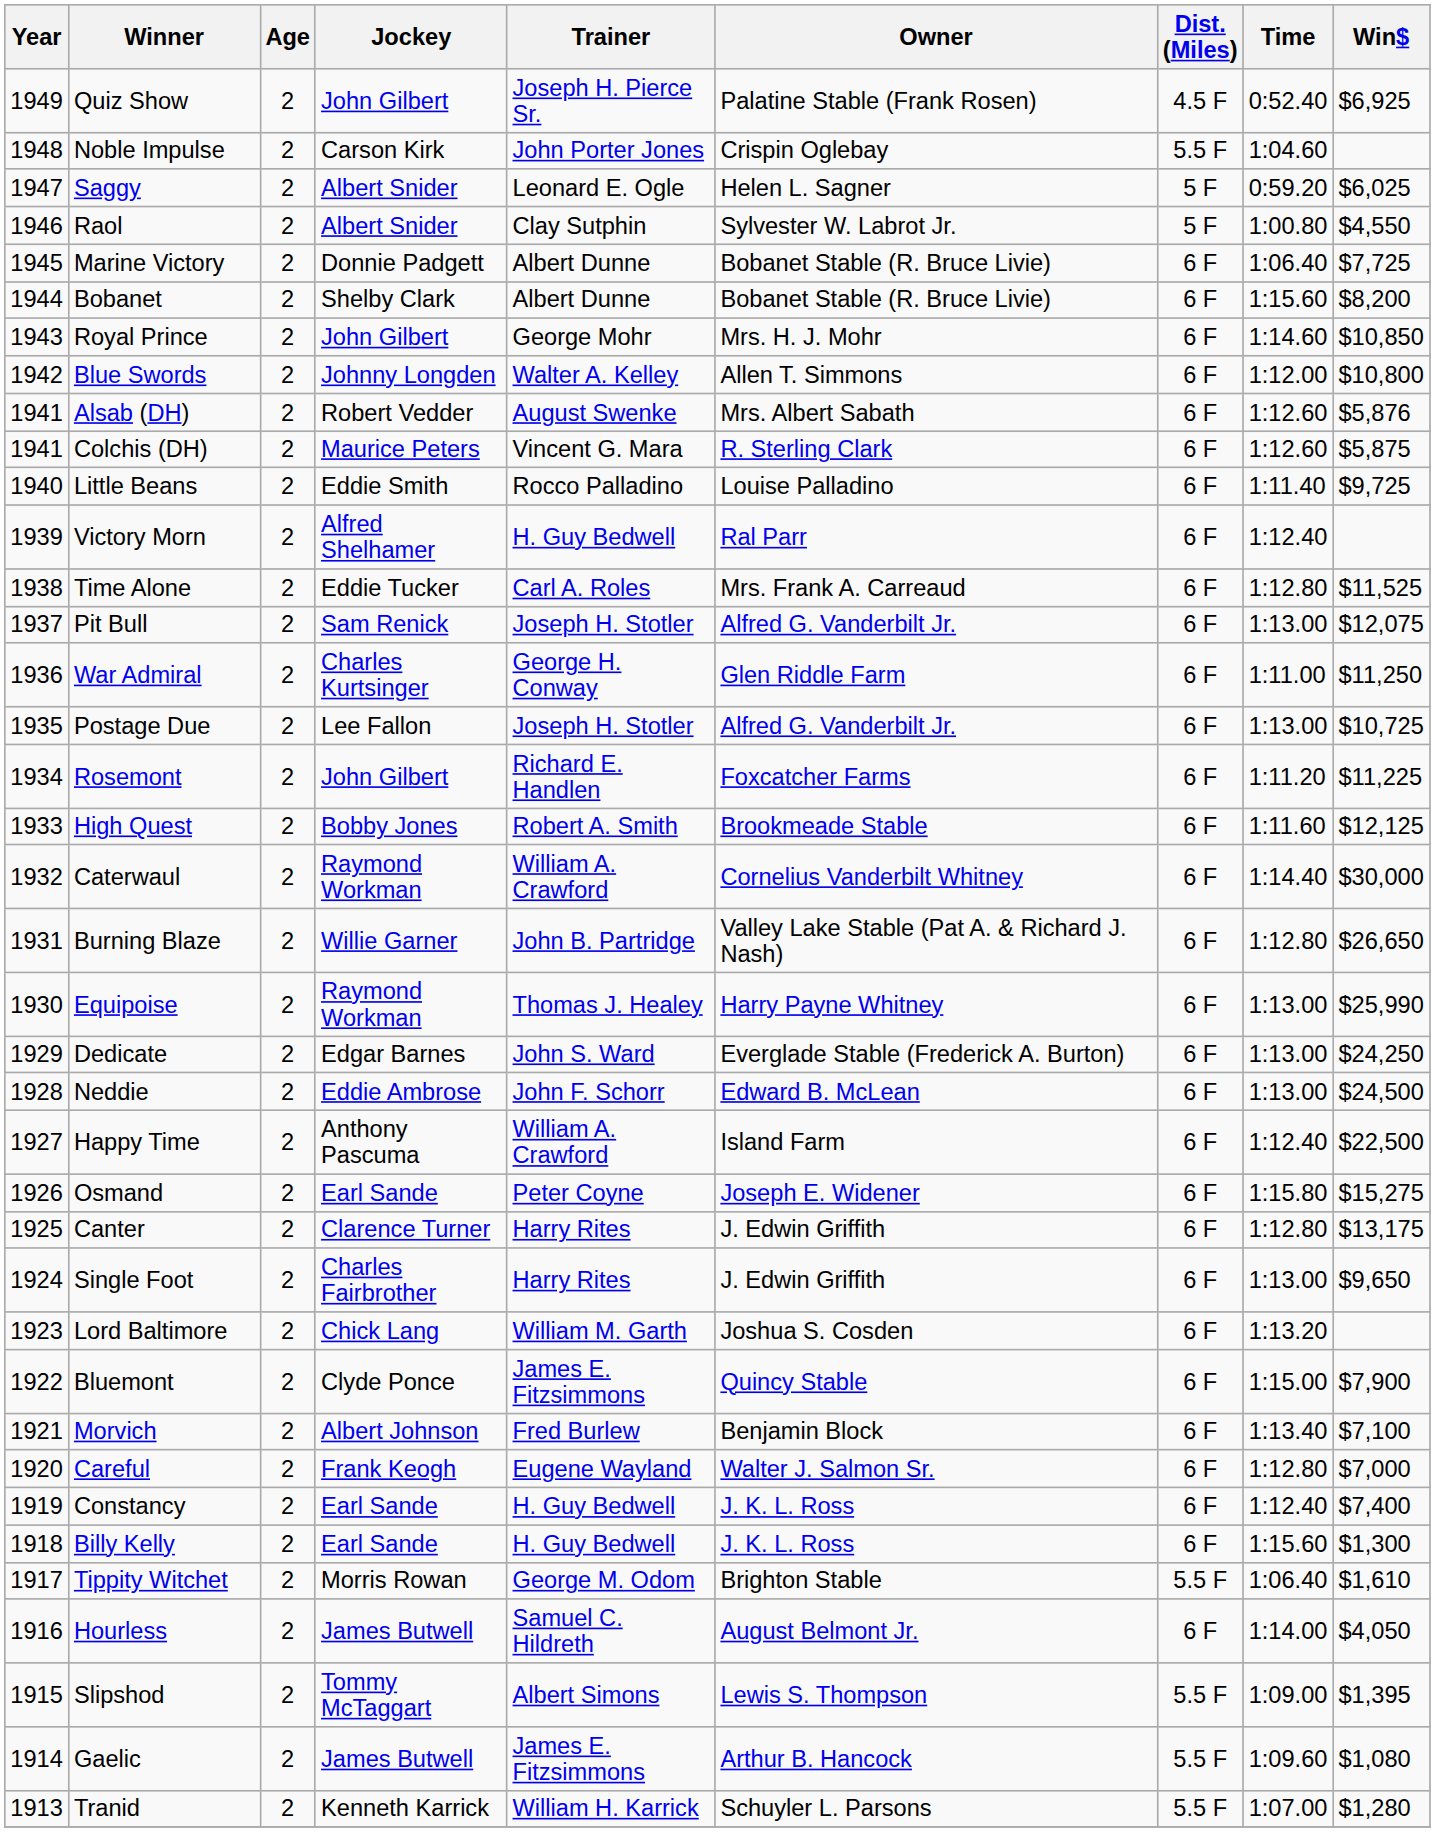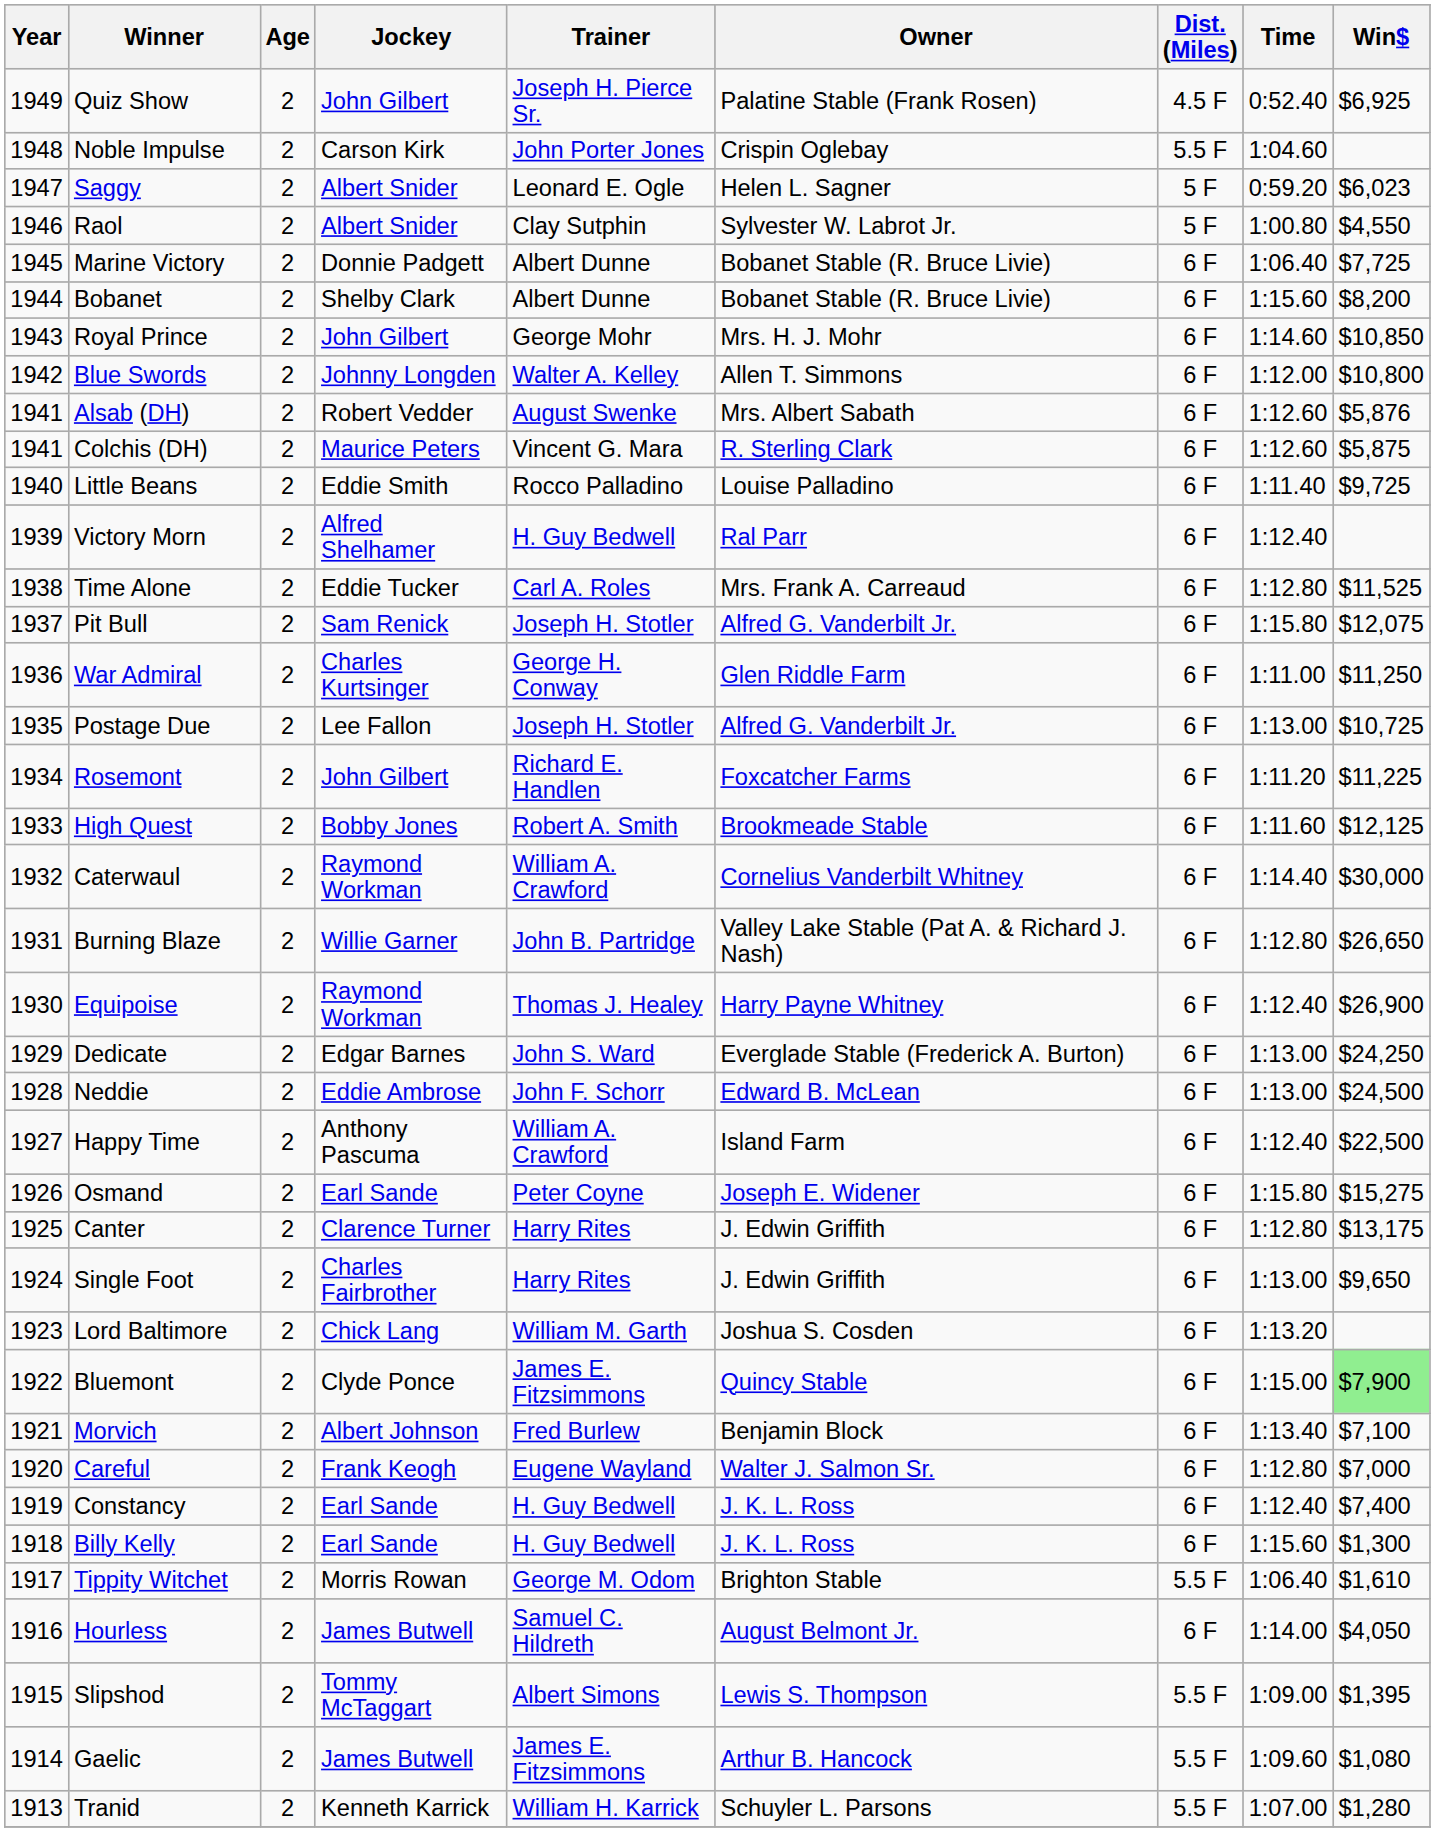(1375, 188) $6,025 -> (1375, 188) $6,023
(1288, 625) 1:13.00 -> (1288, 625) 1:15.80
(1288, 1004) 1:13.00 -> (1288, 1004) 1:12.40
(1381, 1004) $25,990 -> (1381, 1004) $26,900
(1375, 1381) no background -> (1375, 1381) lightgreen background
